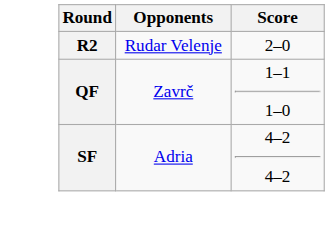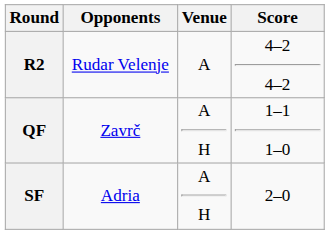+ column: (204, 18)
(277, 45) 2–0 -> (277, 64) 4–2 4–2
(277, 157) 4–2 4–2 -> (277, 195) 2–0
